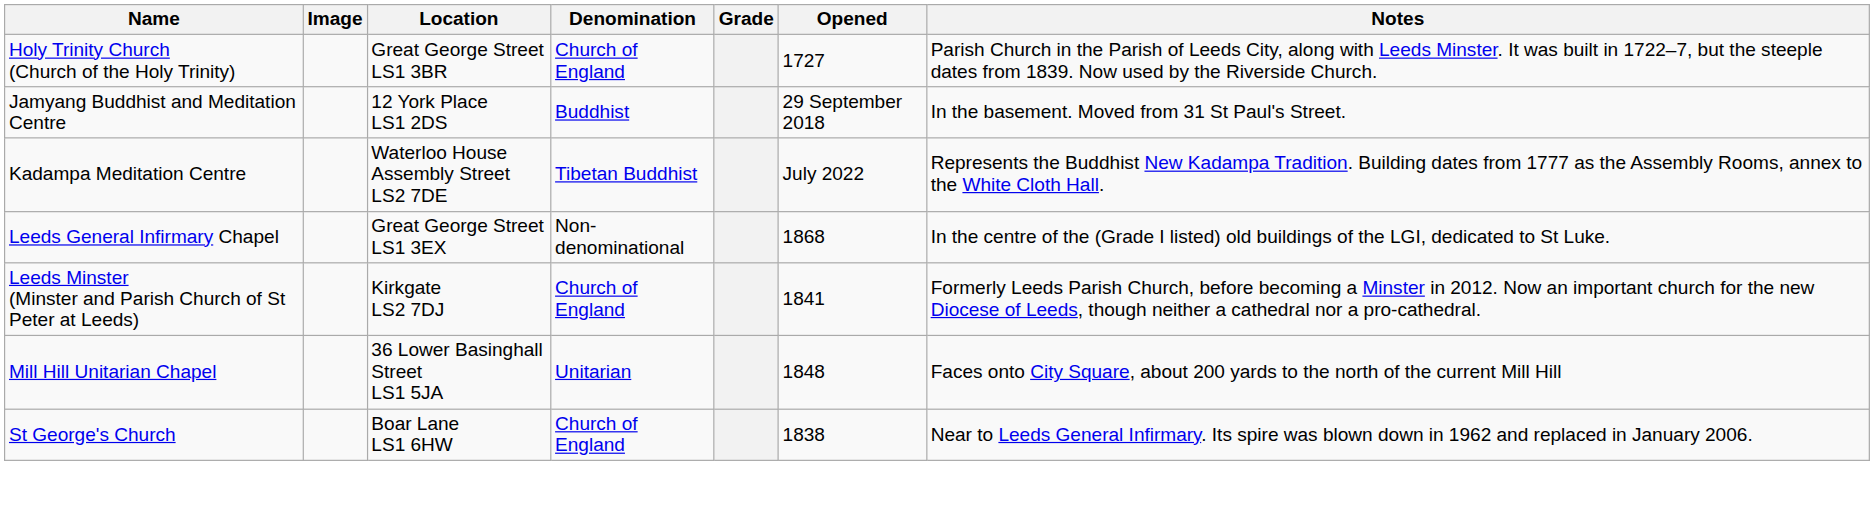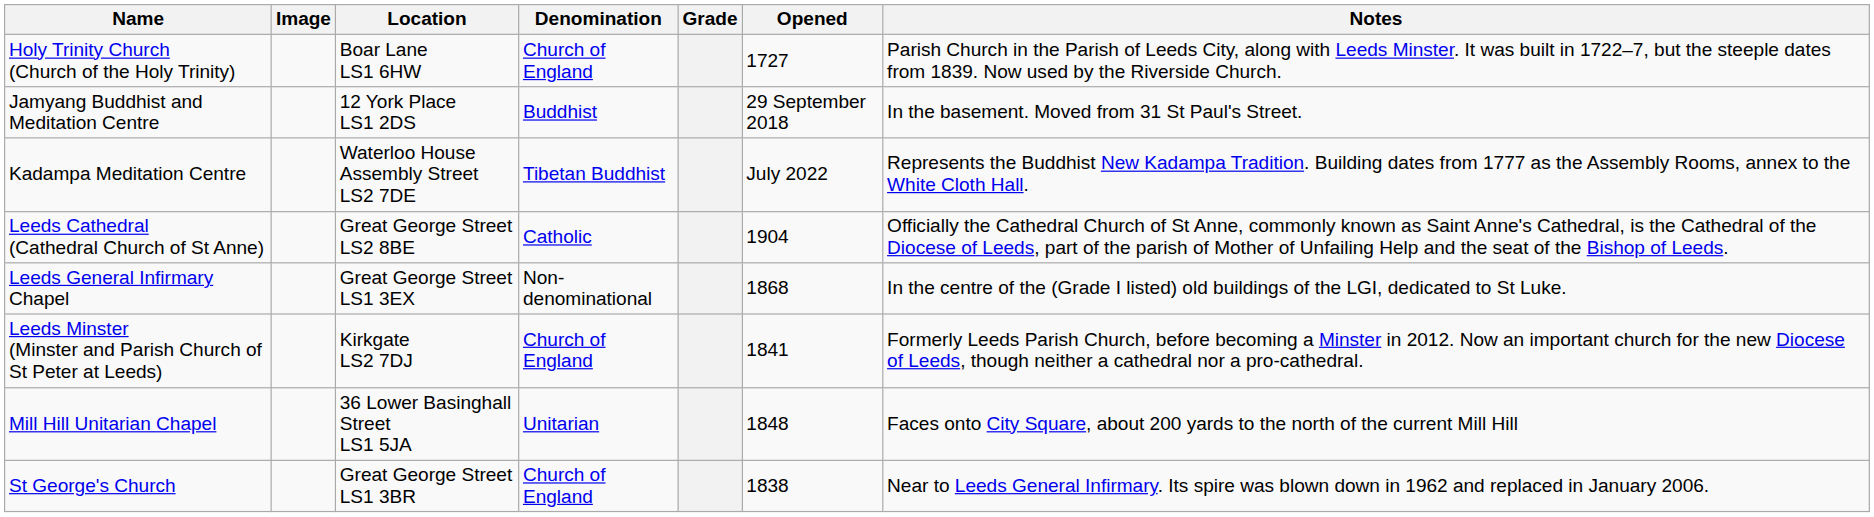(458, 60) Great George Street LS1 3BR -> (384, 60) Boar Lane LS1 6HW
+ row: (137, 236)
(415, 434) Boar Lane LS1 6HW -> (426, 486) Great George Street LS1 3BR
